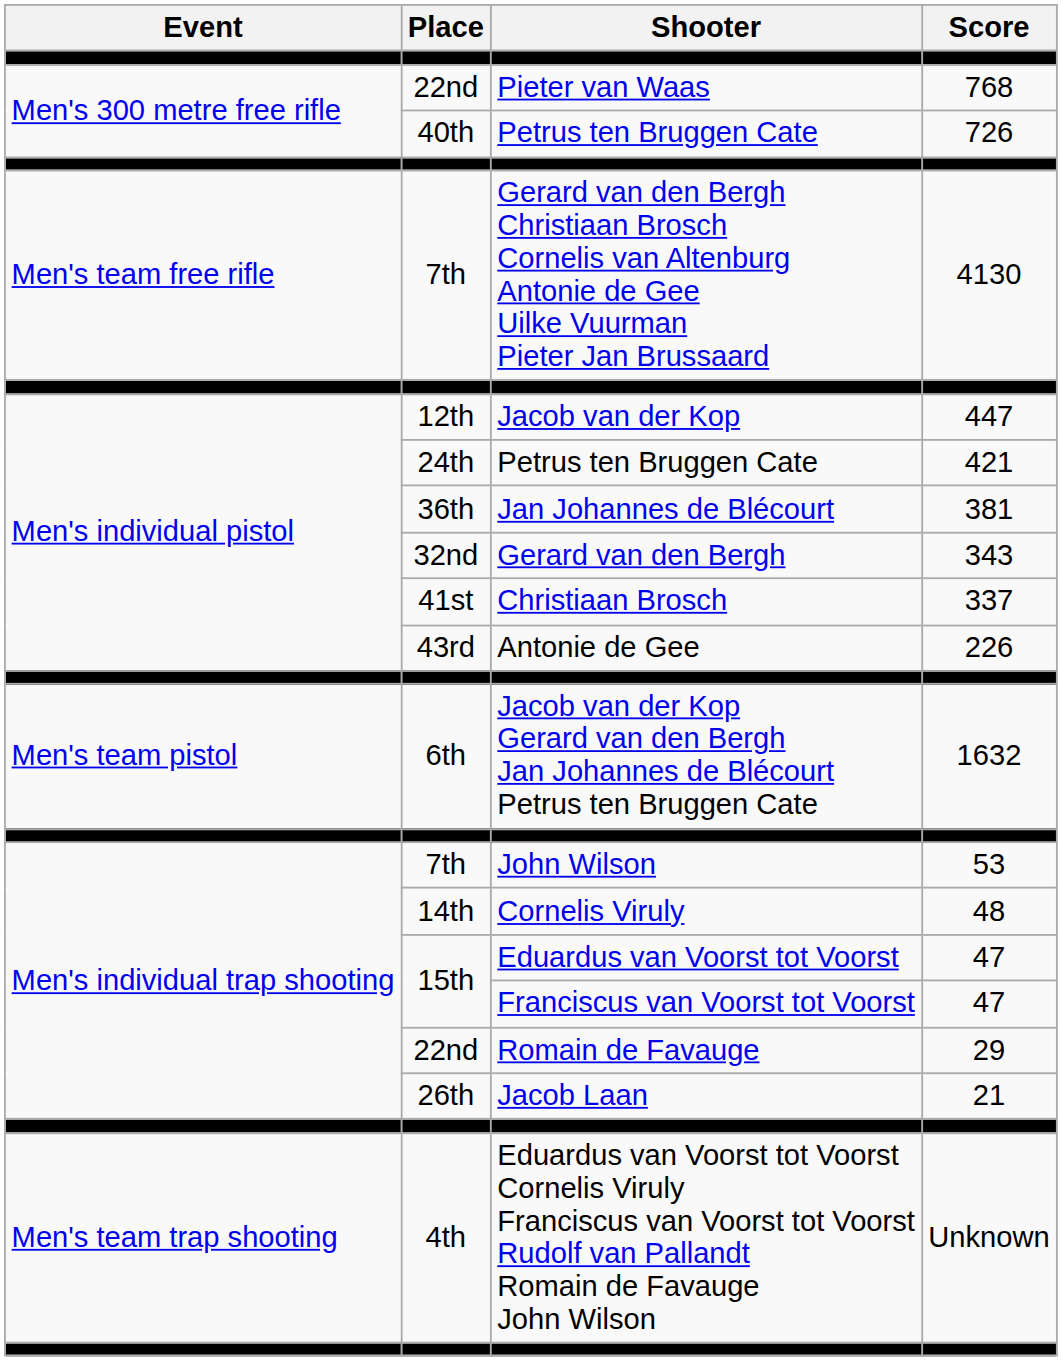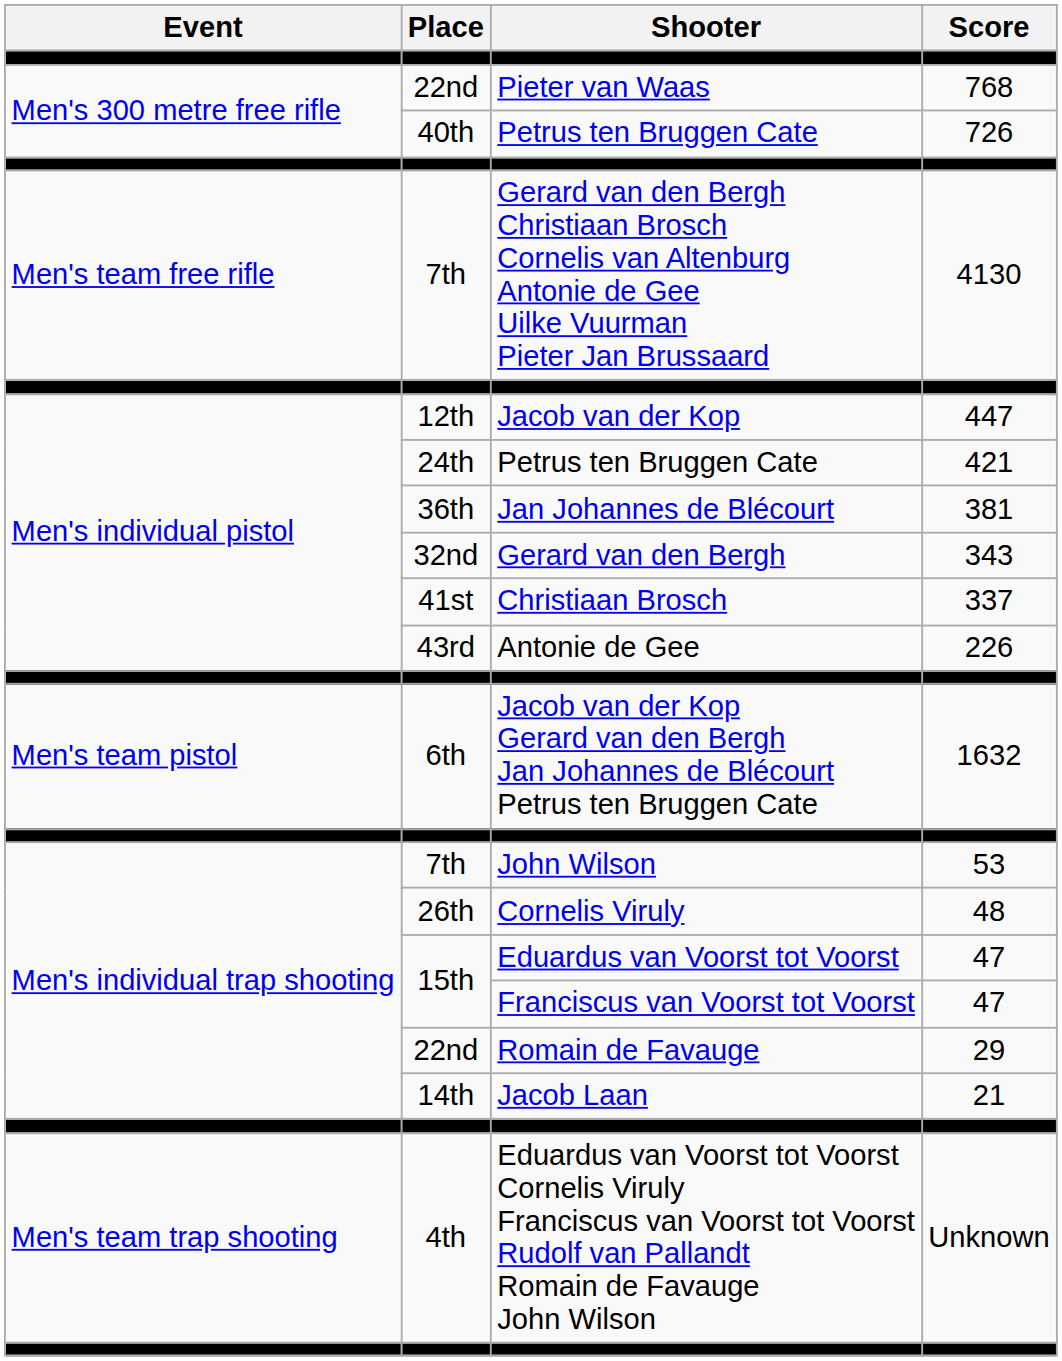(446, 910) 14th -> (446, 910) 26th
(446, 1095) 26th -> (446, 1095) 14th
